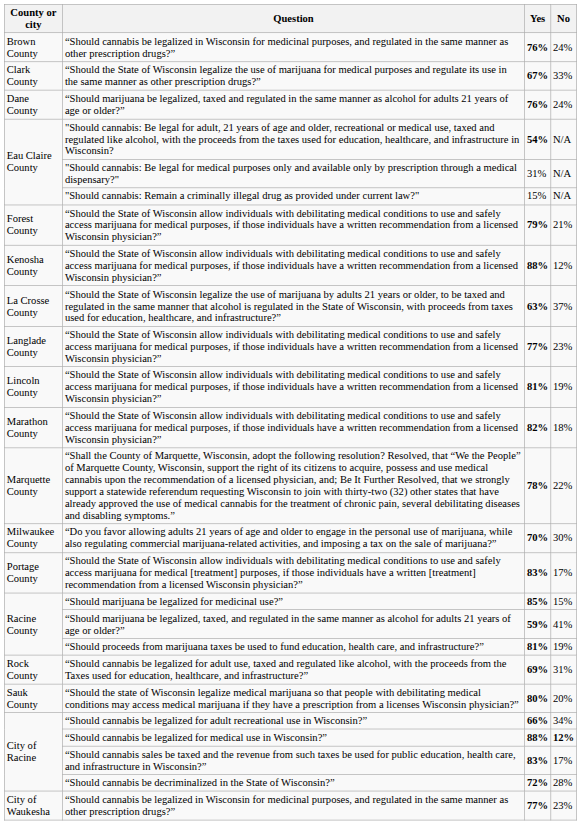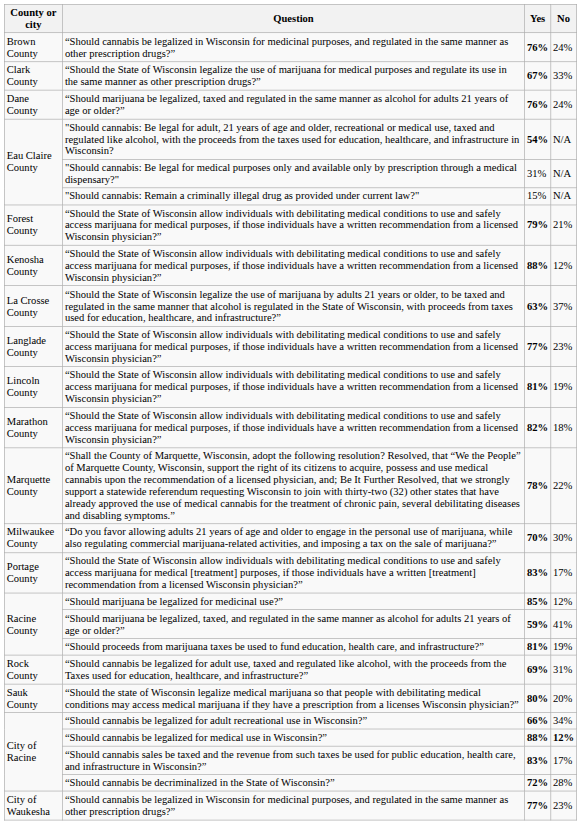(563, 601) 15% -> (563, 601) 12%
